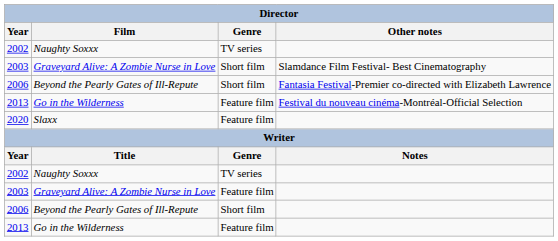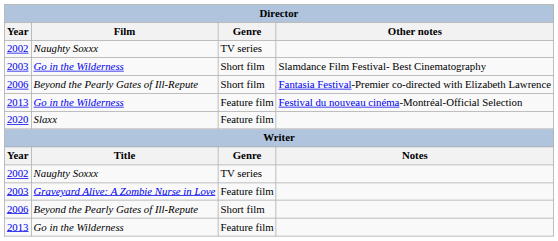(124, 67) Graveyard Alive: A Zombie Nurse in Love -> (79, 67) Go in the Wilderness
